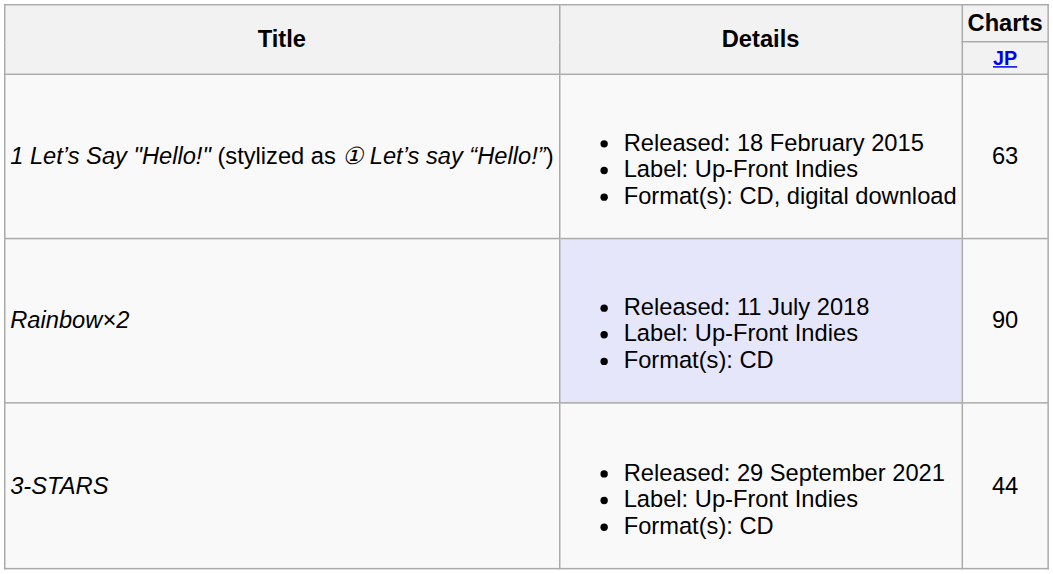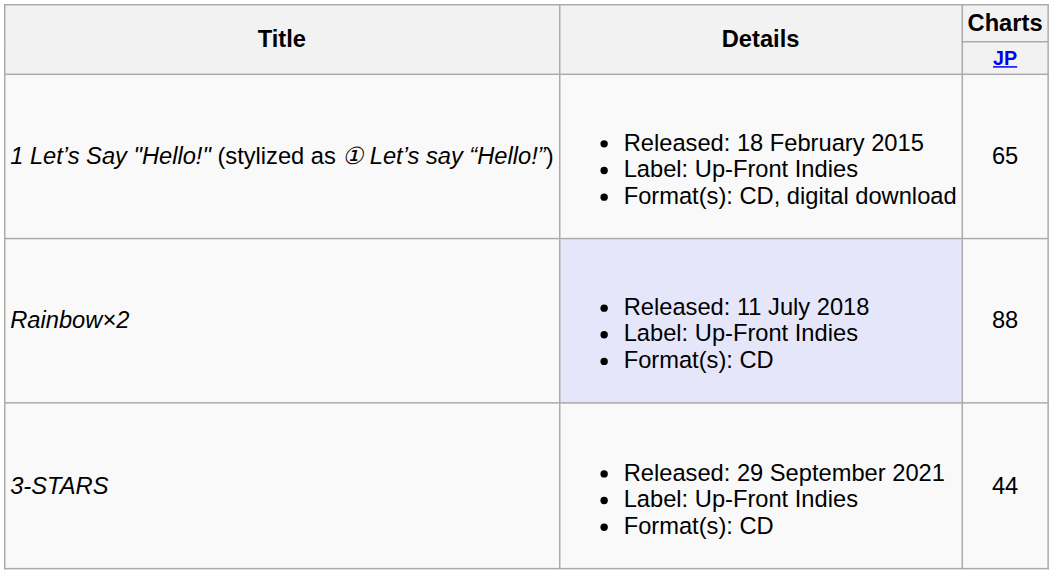(1005, 156) 63 -> (1005, 156) 65
(1005, 320) 90 -> (1005, 320) 88
